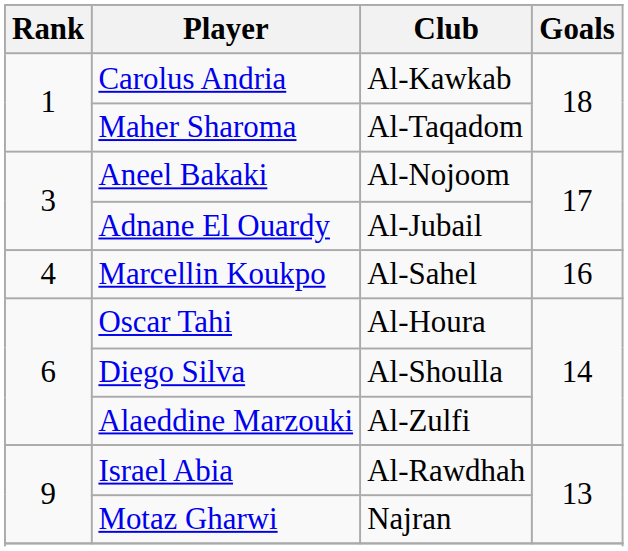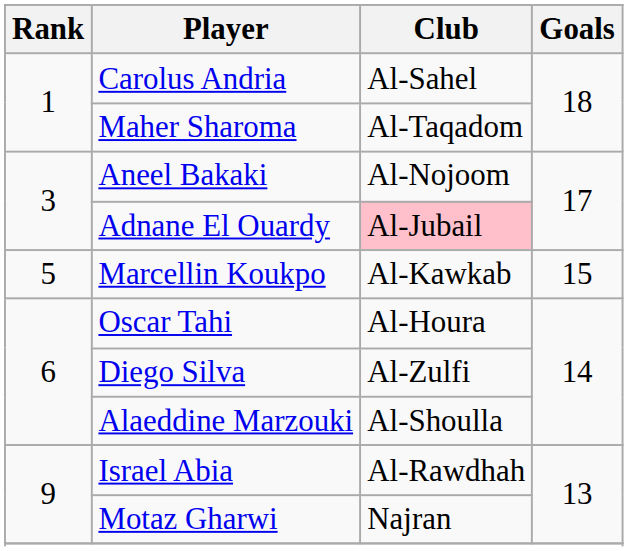(439, 77) Al-Kawkab -> (422, 77) Al-Sahel
(425, 224) no background -> (425, 224) pink background
(48, 273) 4 -> (48, 273) 5
(422, 273) Al-Sahel -> (439, 273) Al-Kawkab
(577, 273) 16 -> (577, 273) 15
(435, 371) Al-Shoulla -> (419, 371) Al-Zulfi
(419, 420) Al-Zulfi -> (435, 420) Al-Shoulla
